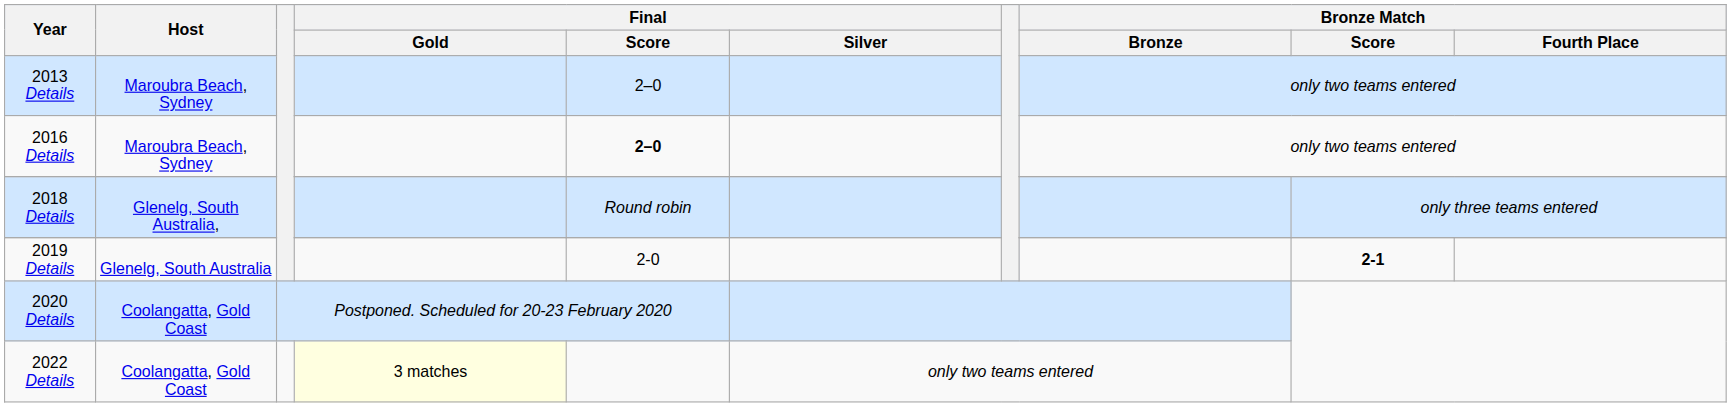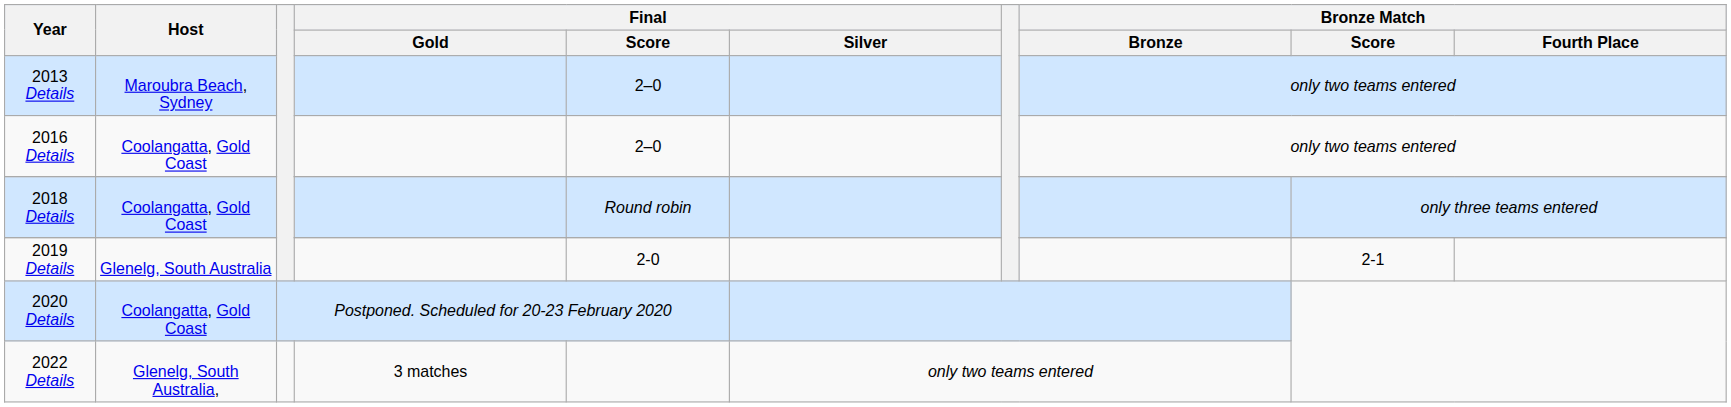(186, 155) Maroubra Beach, Sydney -> (186, 155) Coolangatta, Gold Coast
(648, 147) bold -> (648, 147) normal
(186, 216) Glenelg, South Australia, -> (186, 216) Coolangatta, Gold Coast
(1373, 259) bold -> (1373, 259) normal
(186, 381) Coolangatta, Gold Coast -> (186, 381) Glenelg, South Australia,
(430, 372) lightyellow background -> (430, 372) no background
